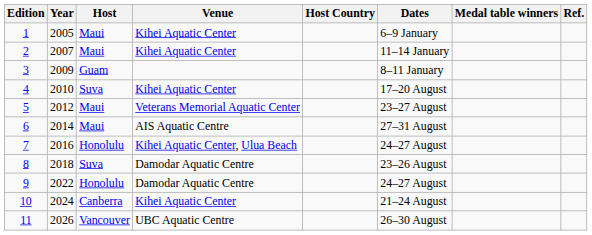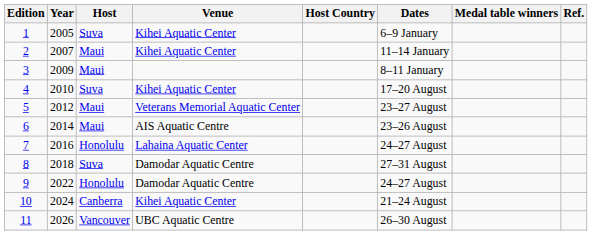(92, 32) Maui -> (91, 32) Suva
(94, 70) Guam -> (92, 70) Maui
(413, 126) 27–31 August -> (413, 126) 23–26 August
(216, 145) Kihei Aquatic Center, Ulua Beach -> (192, 145) Lahaina Aquatic Center
(413, 164) 23–26 August -> (413, 164) 27–31 August
